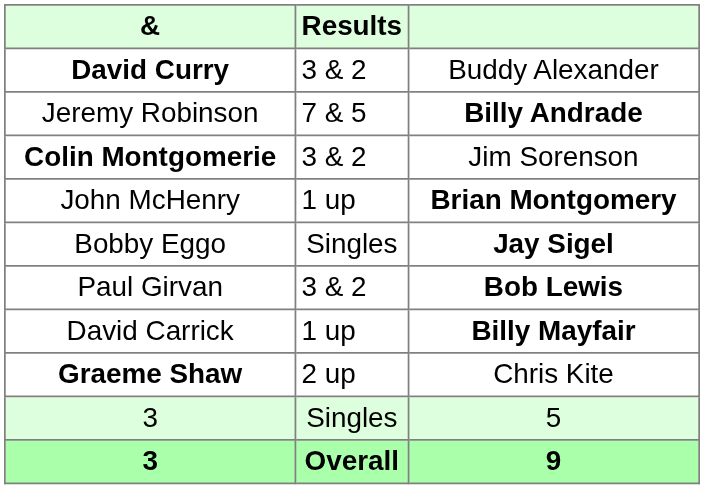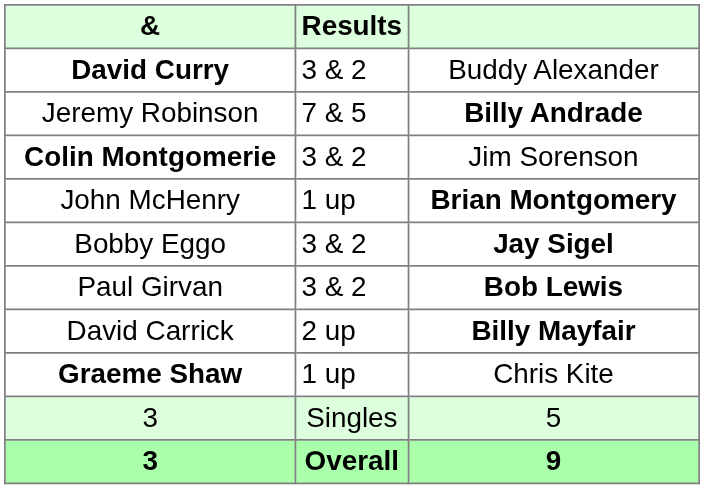(352, 243) Singles -> (334, 243) 3 & 2
(329, 330) 1 up -> (329, 330) 2 up
(329, 374) 2 up -> (329, 374) 1 up
